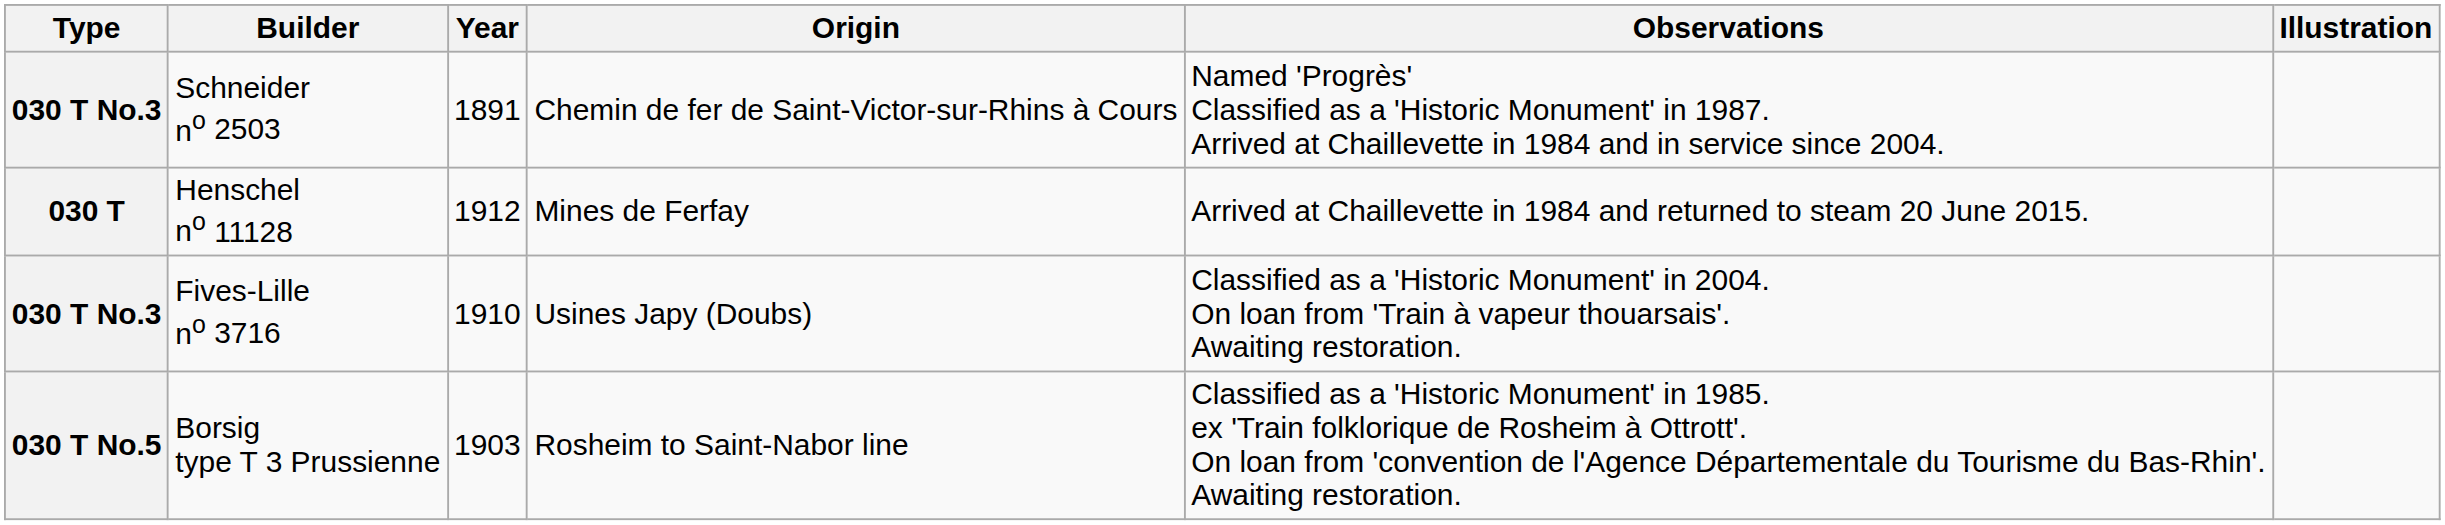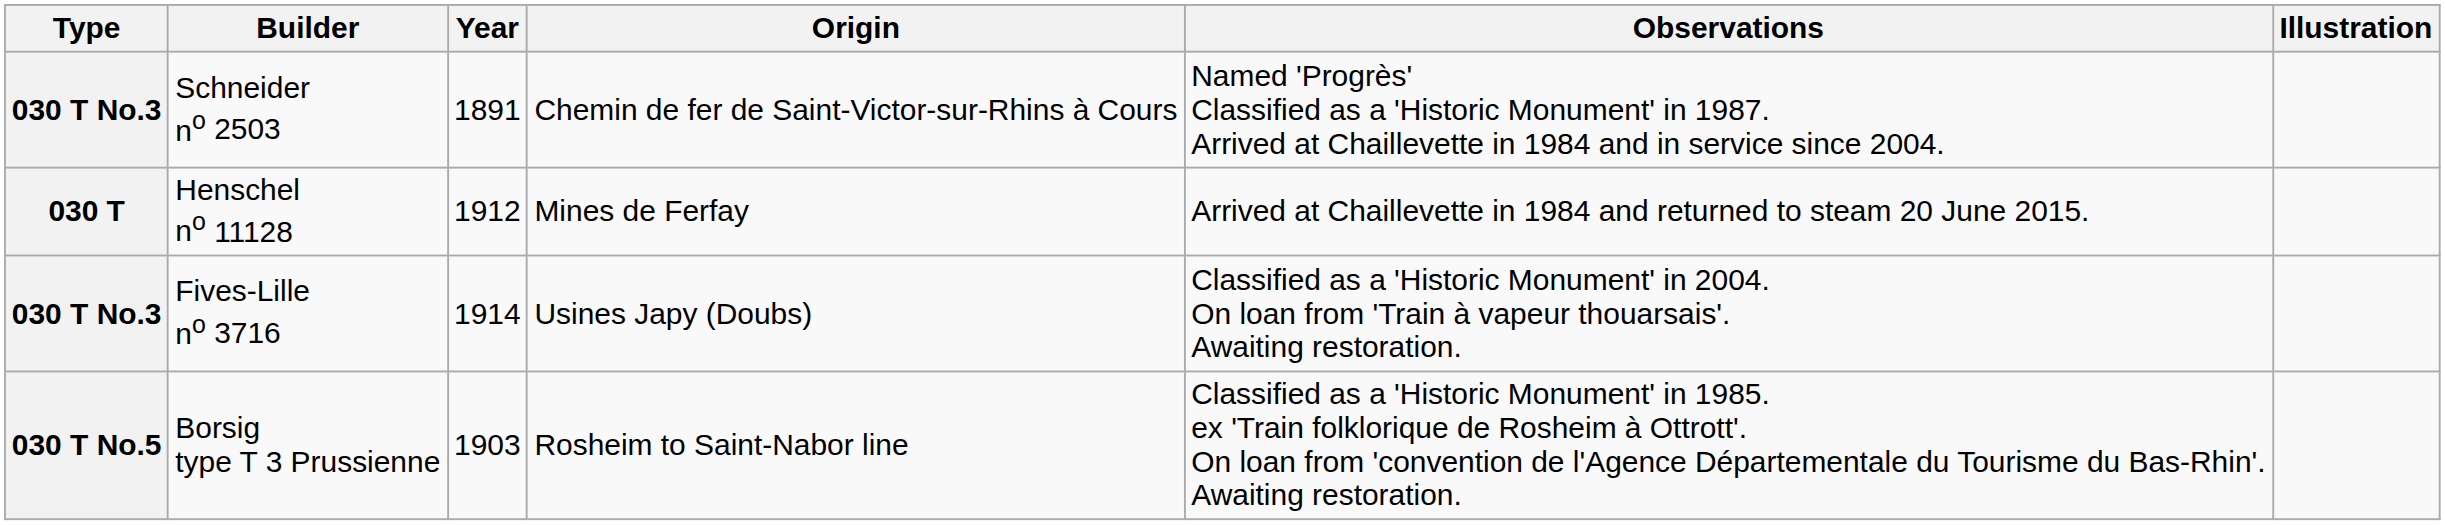(487, 313) 1910 -> (487, 313) 1914
